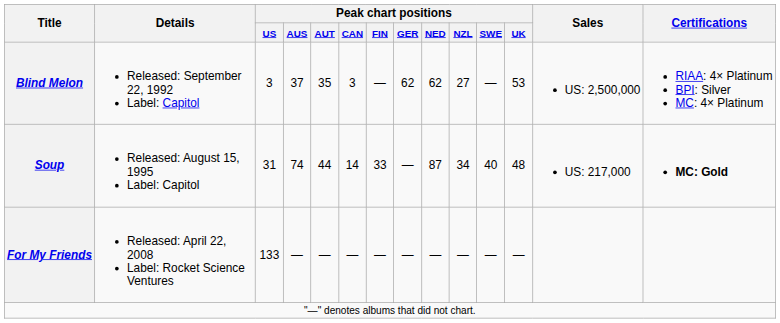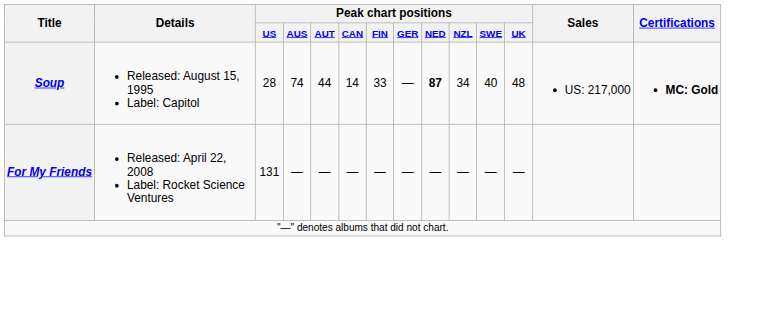- row: (50, 83)
(269, 165) 31 -> (269, 83) 28
(435, 165) normal -> (435, 83) bold
(269, 254) 133 -> (269, 172) 131
